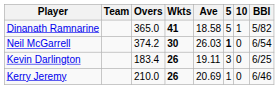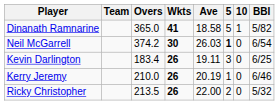(209, 76) 20.69 -> (209, 76) 20.19
+ row: (46, 92)
